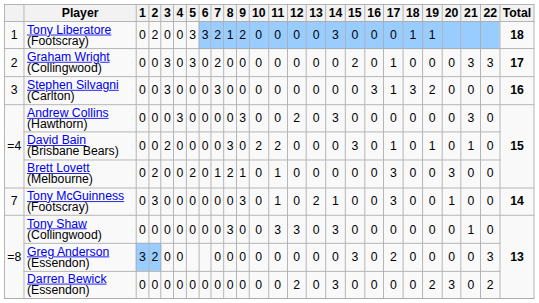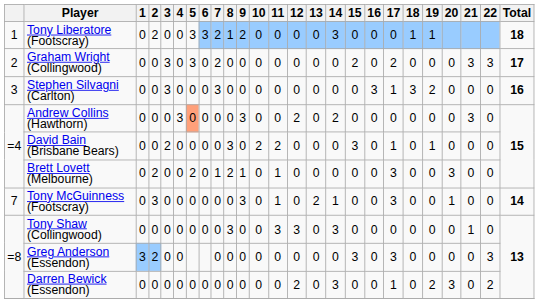(393, 63) 1 -> (393, 63) 2
(193, 118) no background -> (193, 118) lightsalmon background
(335, 118) 3 -> (335, 118) 2
(471, 146) 1 -> (471, 146) 0
(393, 257) 2 -> (393, 257) 3
(393, 285) 0 -> (393, 285) 1
